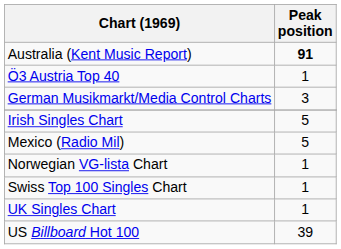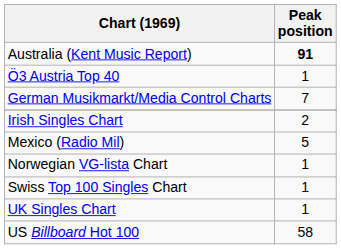(305, 98) 3 -> (305, 98) 7
(305, 120) 5 -> (305, 120) 2
(305, 232) 39 -> (305, 232) 58
